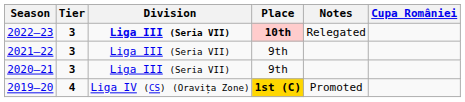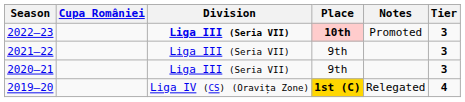columns swapped: (72, 13) <-> (414, 13)
(336, 32) Relegated -> (396, 32) Promoted
(336, 87) Promoted -> (396, 87) Relegated
